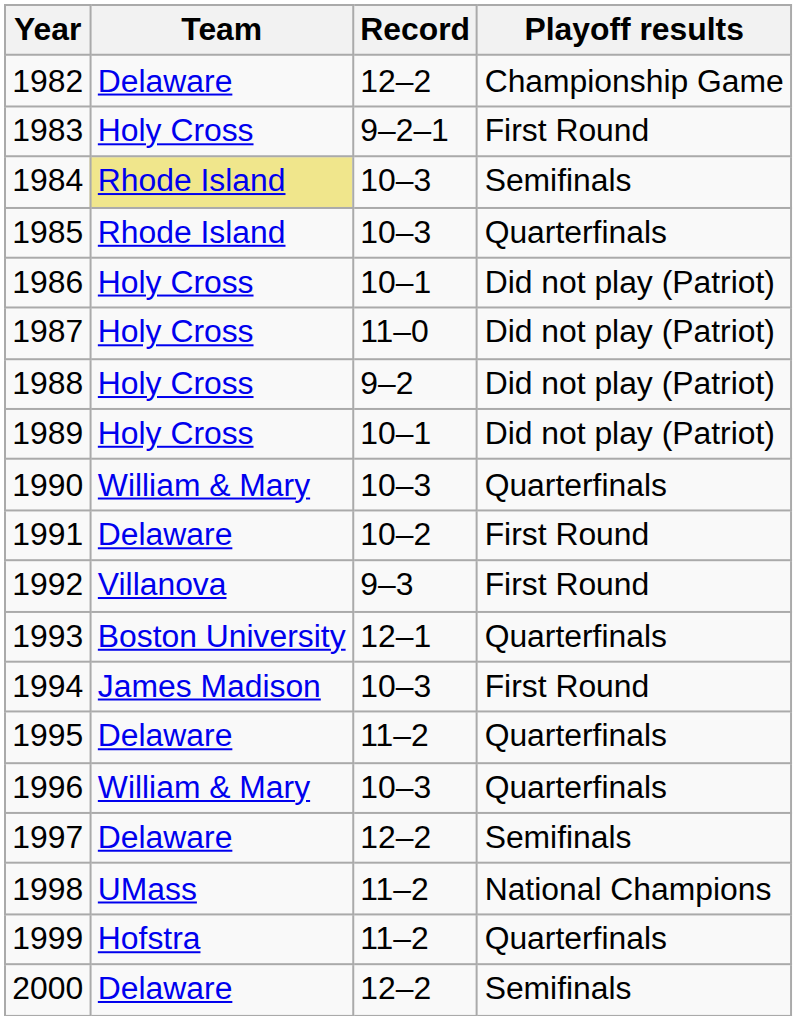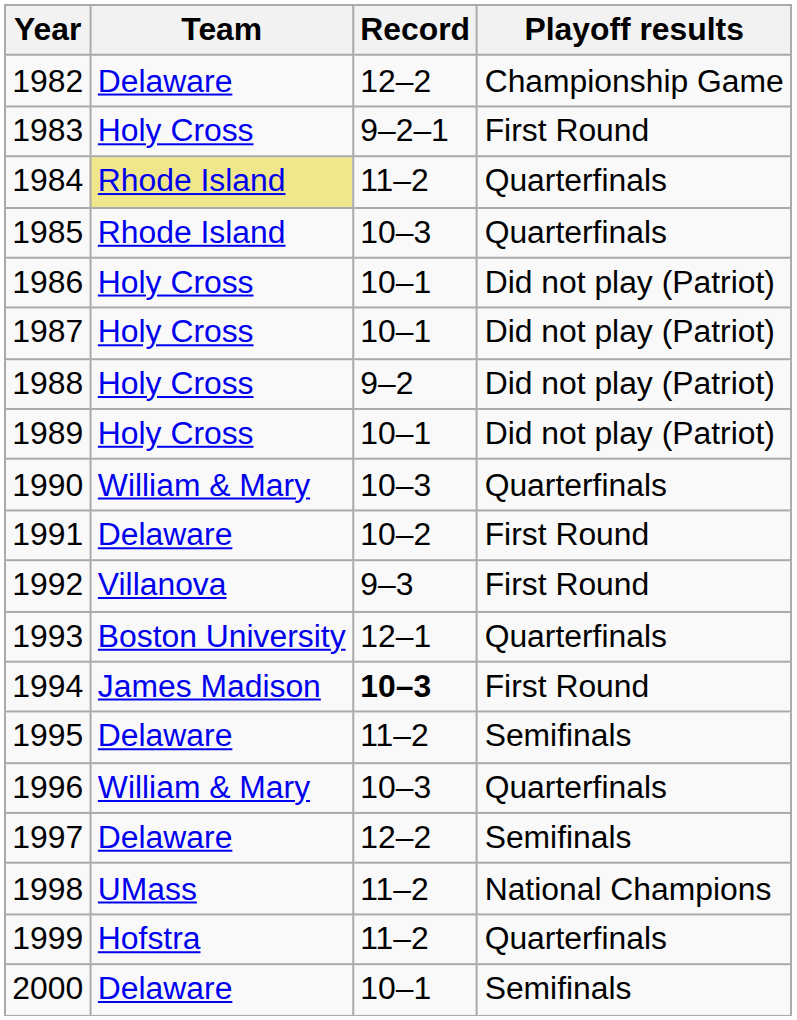(396, 181) 10–3 -> (395, 181) 11–2
(558, 181) Semifinals -> (576, 181) Quarterfinals
(395, 332) 11–0 -> (396, 332) 10–1
(396, 686) normal -> (396, 686) bold
(576, 736) Quarterfinals -> (558, 736) Semifinals
(396, 989) 12–2 -> (396, 989) 10–1
